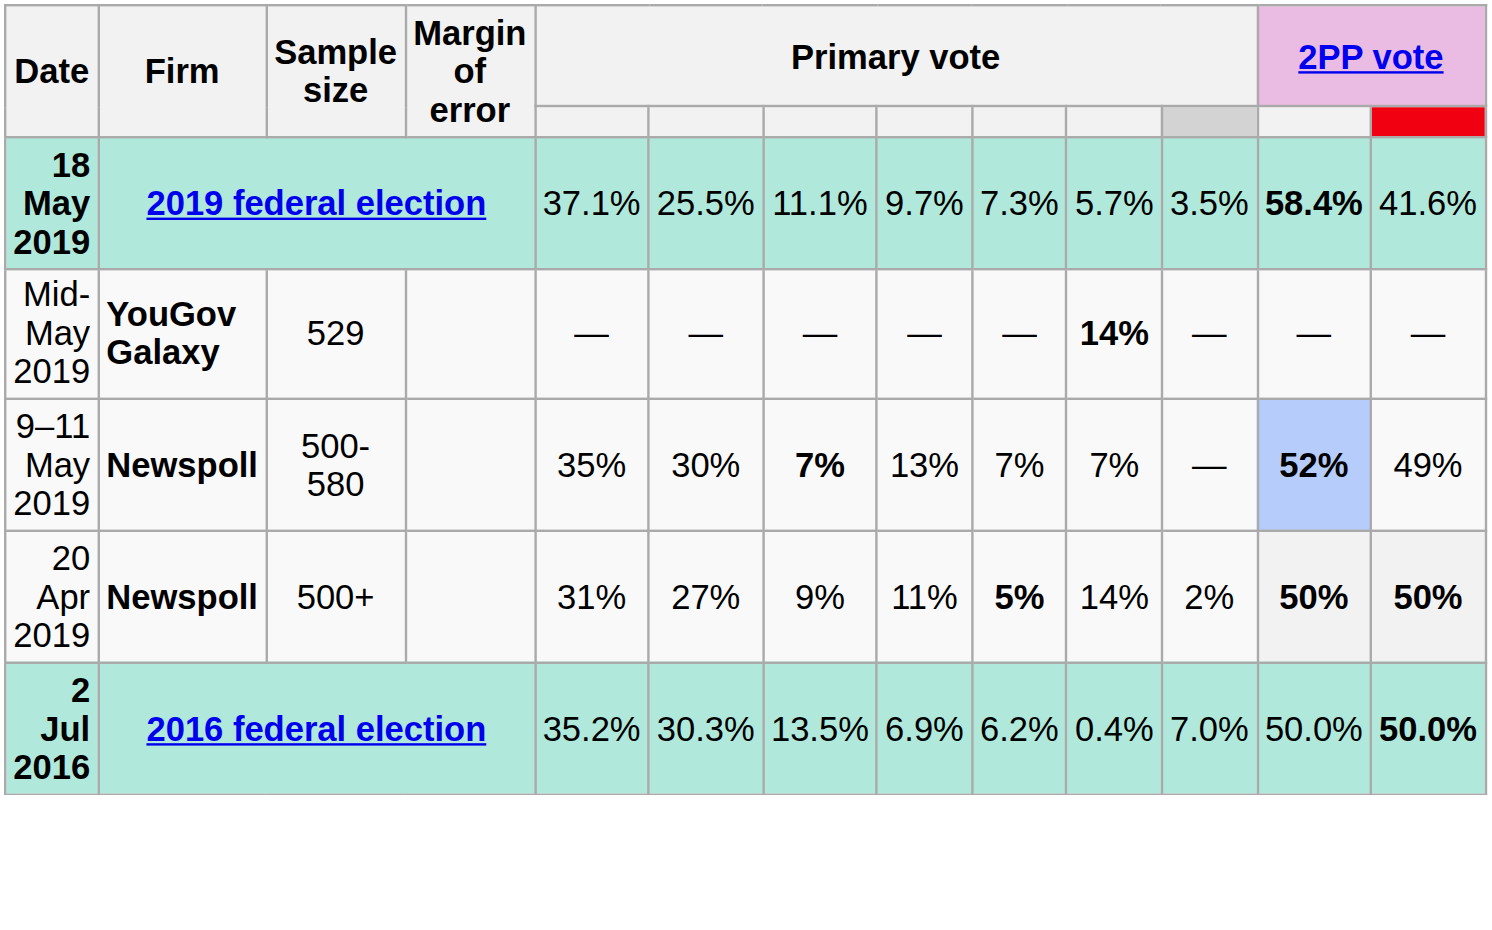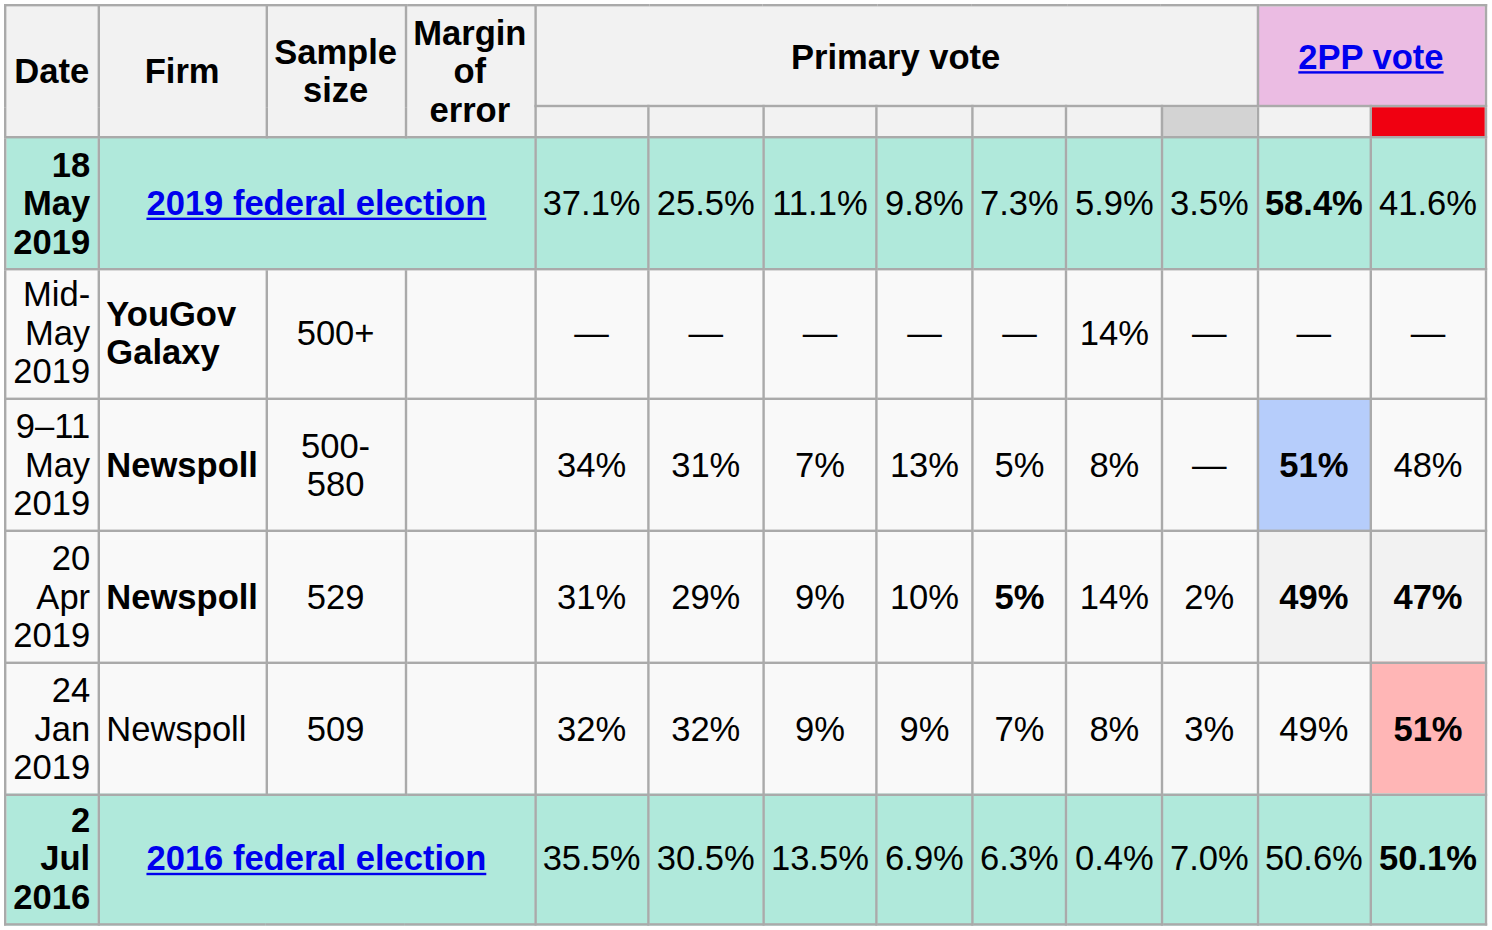(924, 203) 9.7% -> (924, 203) 9.8%
(1114, 203) 5.7% -> (1114, 203) 5.9%
(336, 334) 529 -> (336, 334) 500+
(1114, 334) bold -> (1114, 334) normal
(592, 465) 35% -> (592, 465) 34%
(706, 465) 30% -> (706, 465) 31%
(820, 465) bold -> (820, 465) normal
(1019, 465) 7% -> (1019, 465) 5%
(1114, 465) 7% -> (1114, 465) 8%
(1314, 465) 52% -> (1314, 465) 51%
(1428, 465) 49% -> (1428, 465) 48%
(336, 597) 500+ -> (336, 597) 529
(706, 597) 27% -> (706, 597) 29%
(924, 597) 11% -> (924, 597) 10%
(1314, 597) 50% -> (1314, 597) 49%
(1428, 597) 50% -> (1428, 597) 47%
+ row: (52, 728)
(592, 728) 35.2% -> (592, 860) 35.5%
(706, 728) 30.3% -> (706, 860) 30.5%
(1019, 728) 6.2% -> (1019, 860) 6.3%
(1314, 728) 50.0% -> (1314, 860) 50.6%
(1428, 728) 50.0% -> (1428, 860) 50.1%
